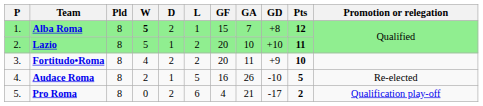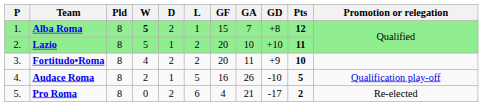(396, 77) Re-elected -> (396, 77) Qualification play-off
(396, 93) Qualification play-off -> (396, 93) Re-elected
